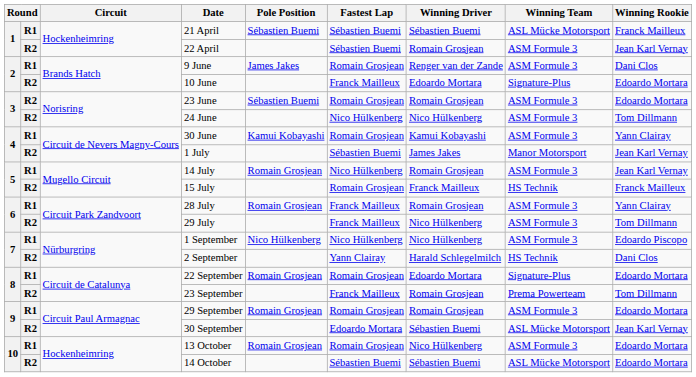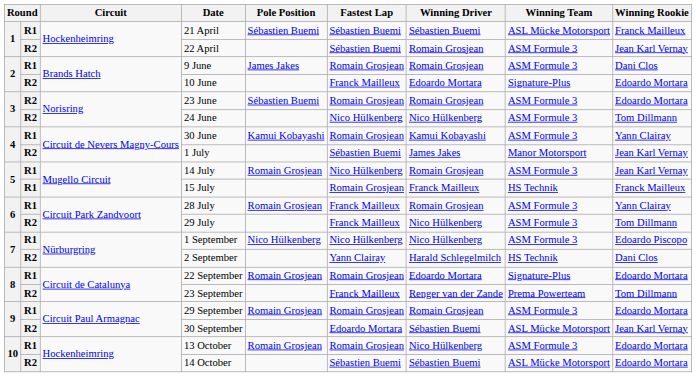(456, 65) Renger van der Zande -> (446, 65) Romain Grosjean
(31, 187) R2 -> (31, 187) R1
(446, 292) Romain Grosjean -> (456, 292) Renger van der Zande
